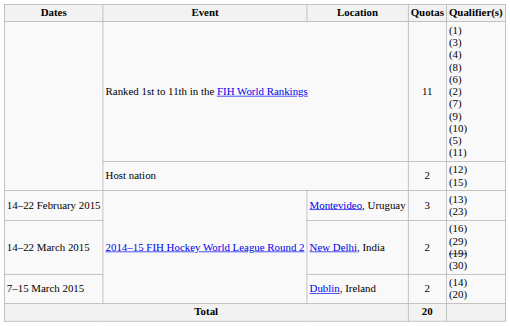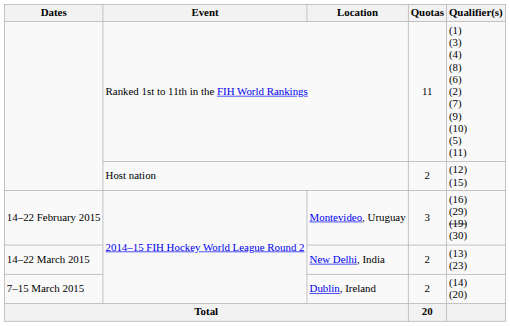(458, 205) (13) (23) -> (458, 217) (16) (29) (19) (30)
(458, 247) (16) (29) (19) (30) -> (458, 259) (13) (23)
